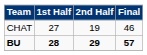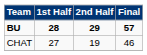rows swapped: (19, 27) <-> (14, 43)
